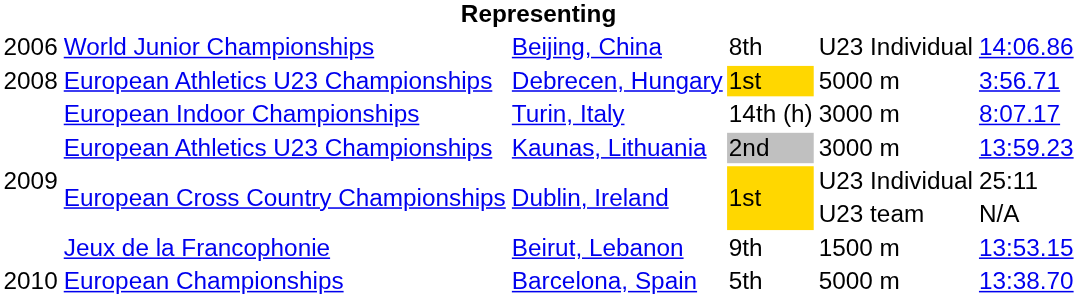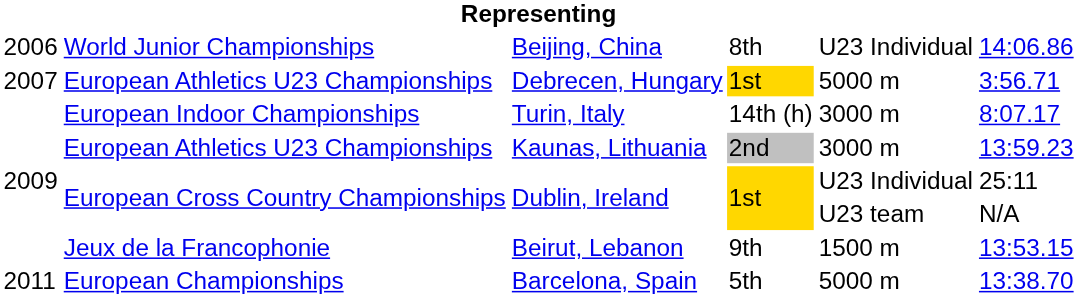(31, 80) 2008 -> (31, 80) 2007
(31, 281) 2010 -> (30, 281) 2011
